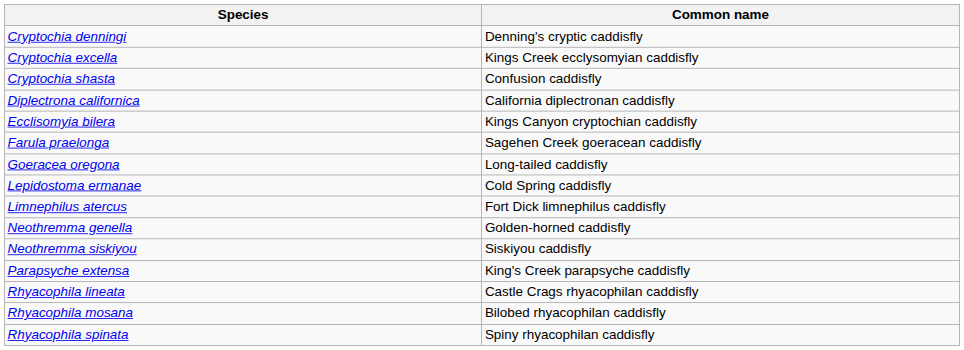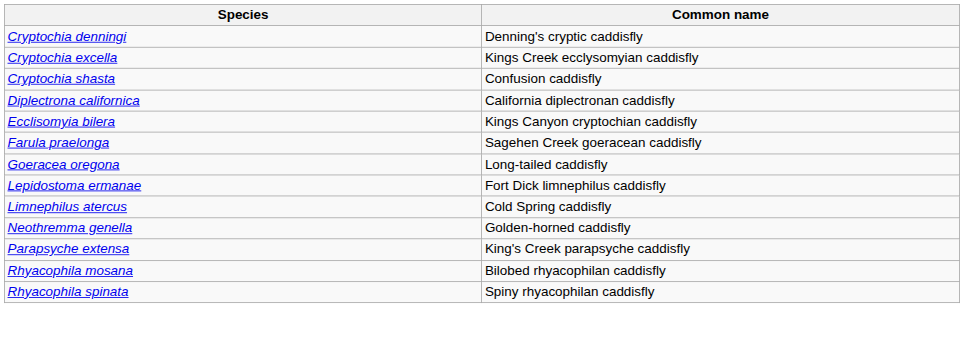(548, 185) Cold Spring caddisfly -> (575, 185) Fort Dick limnephilus caddisfly
(575, 206) Fort Dick limnephilus caddisfly -> (548, 206) Cold Spring caddisfly
- row: (72, 249)
- row: (66, 292)
